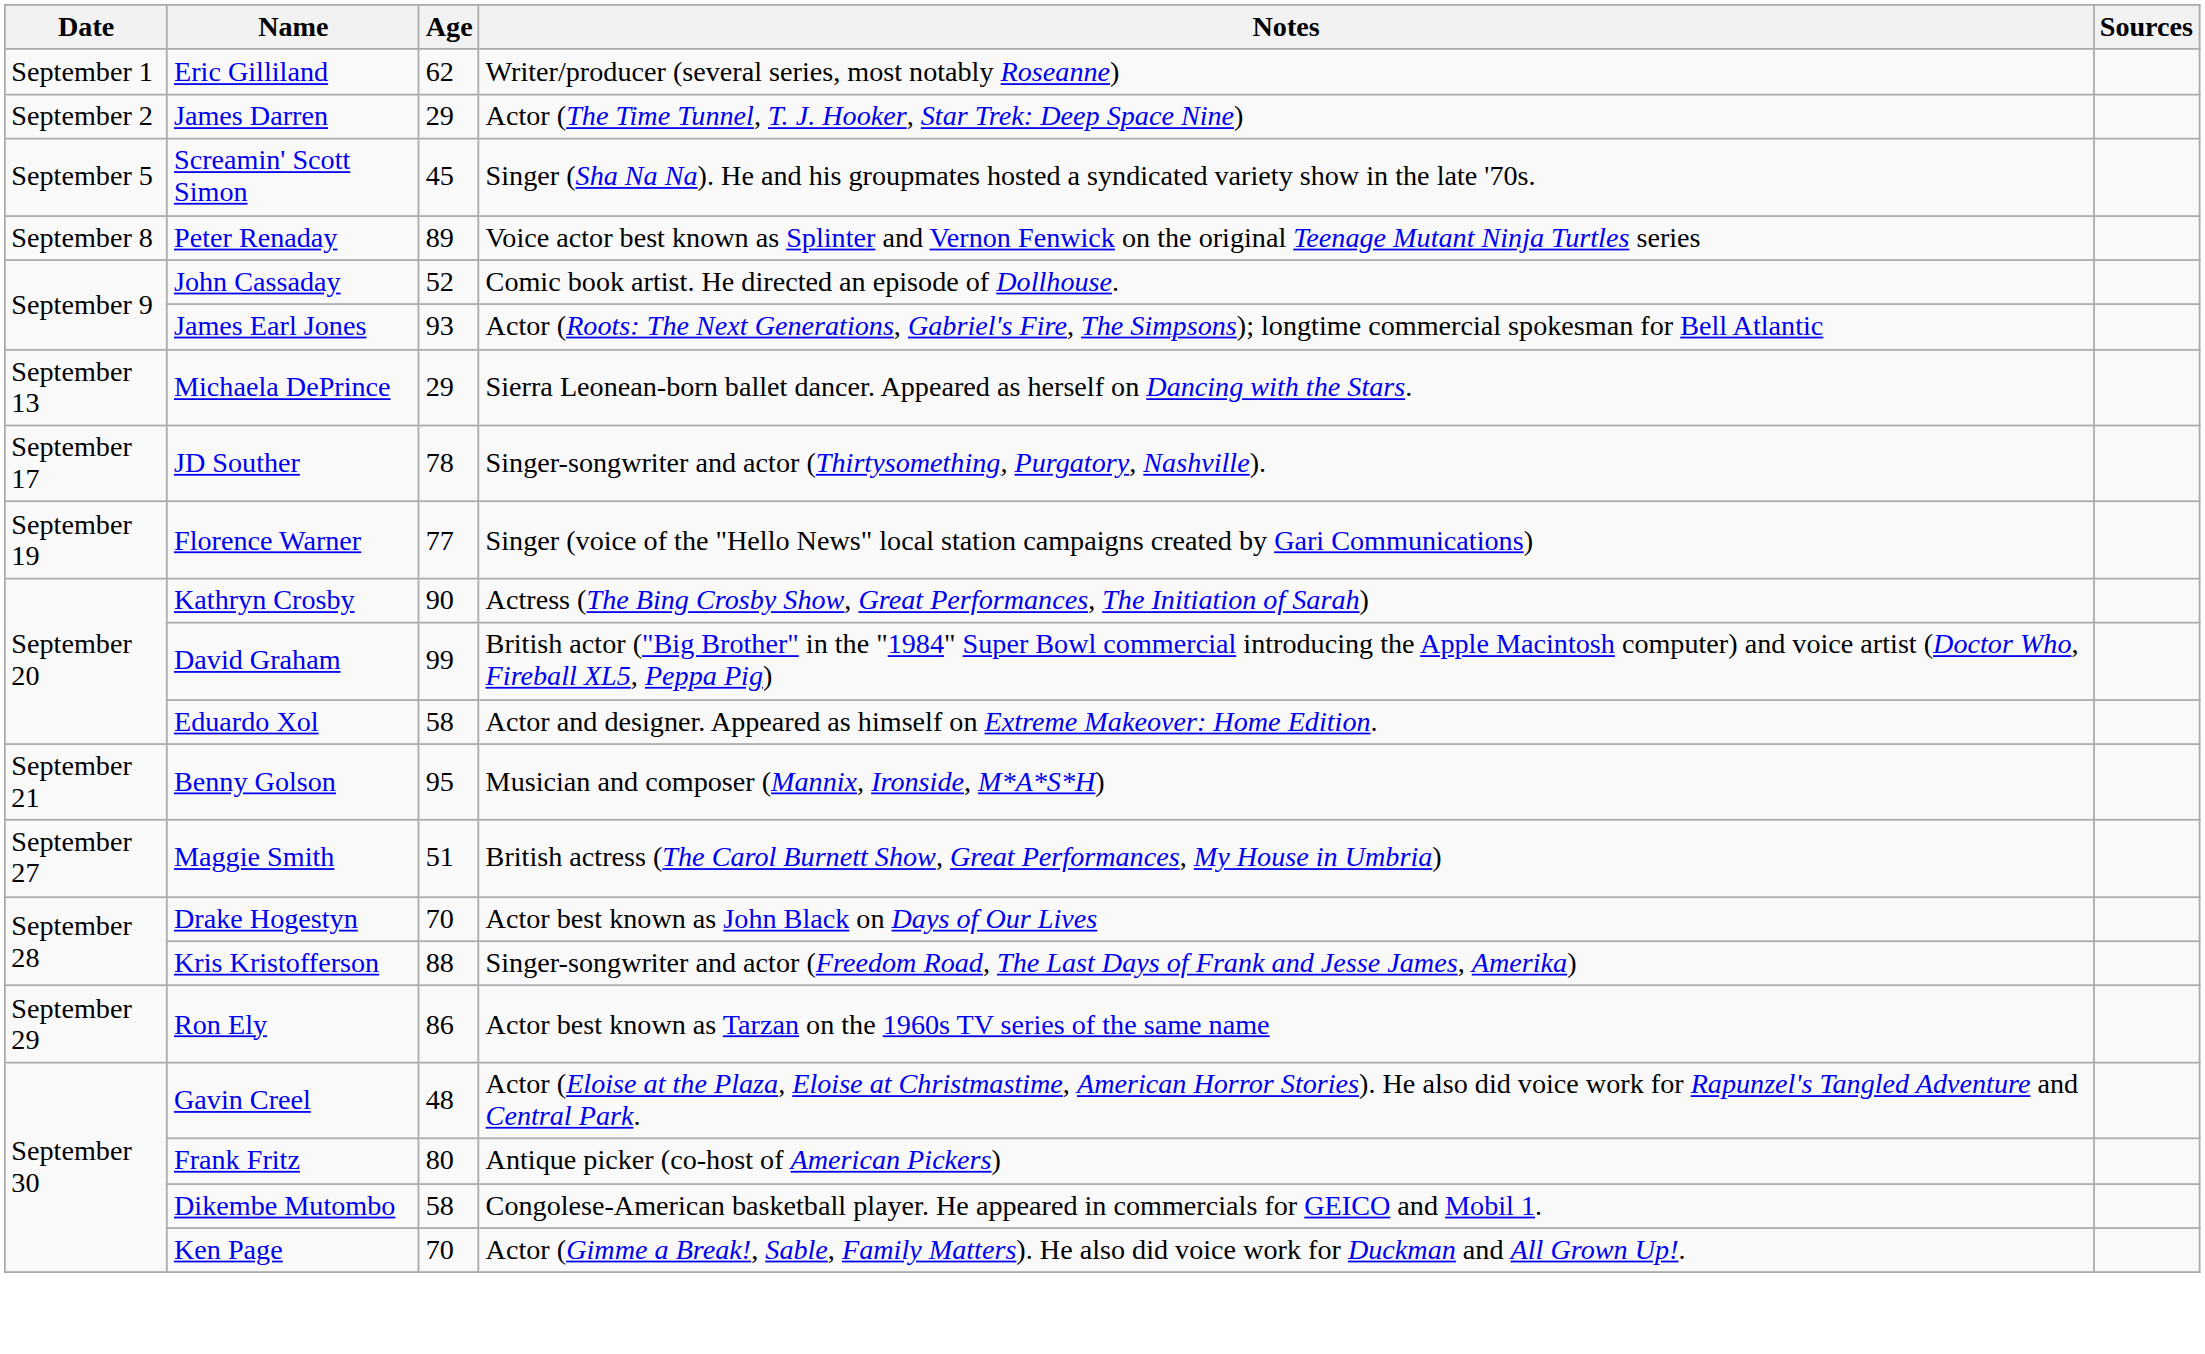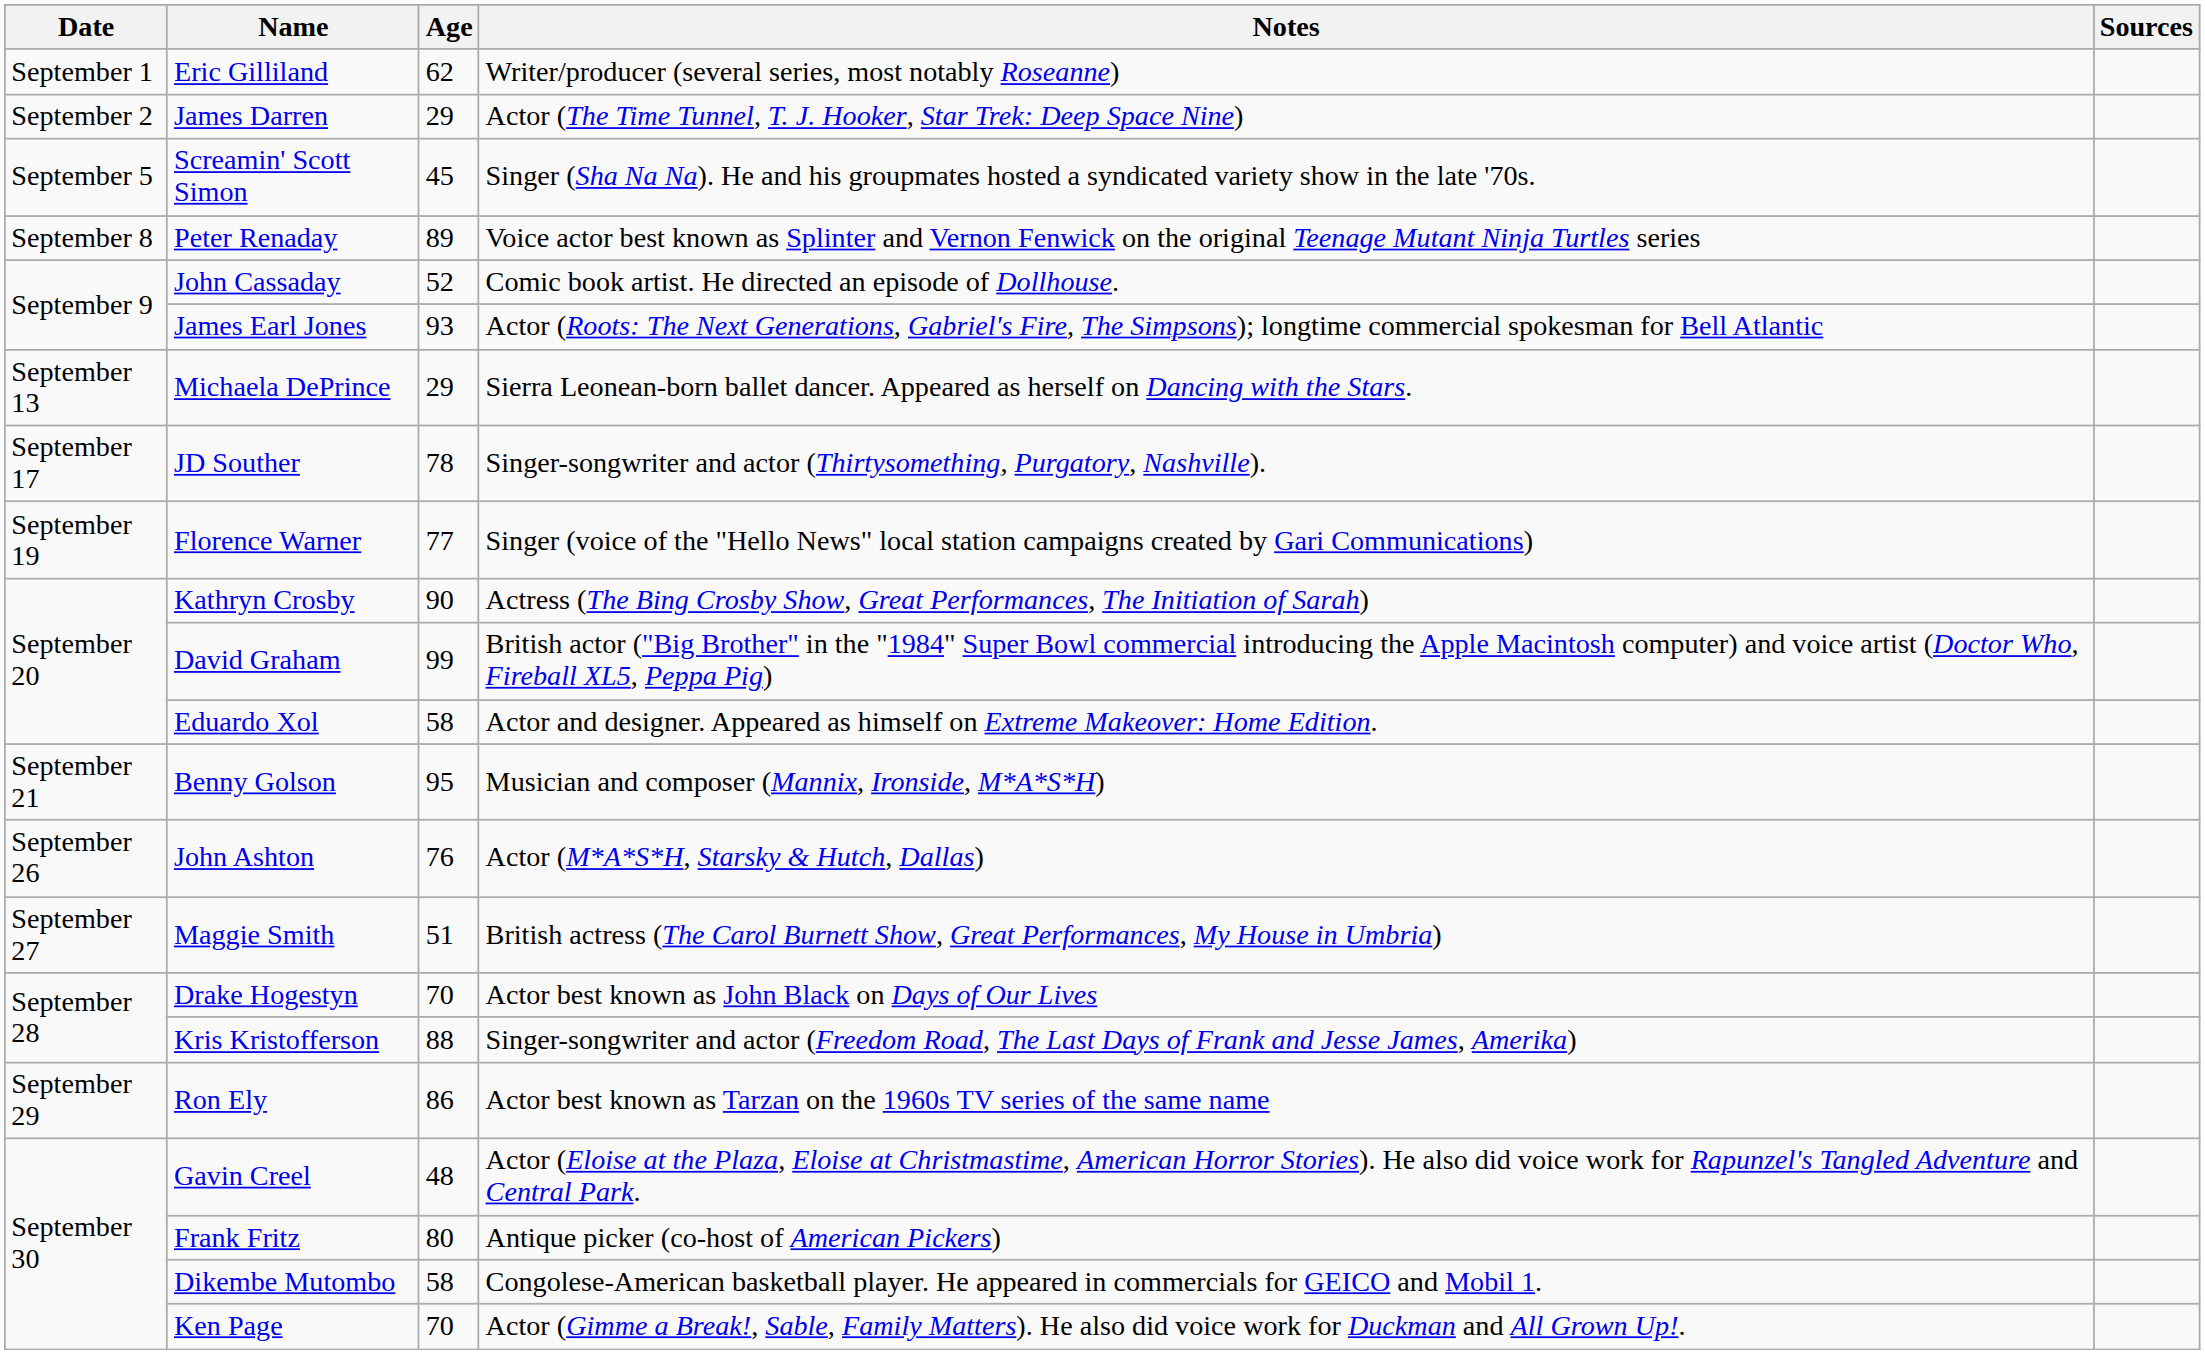+ row: (244, 857)
